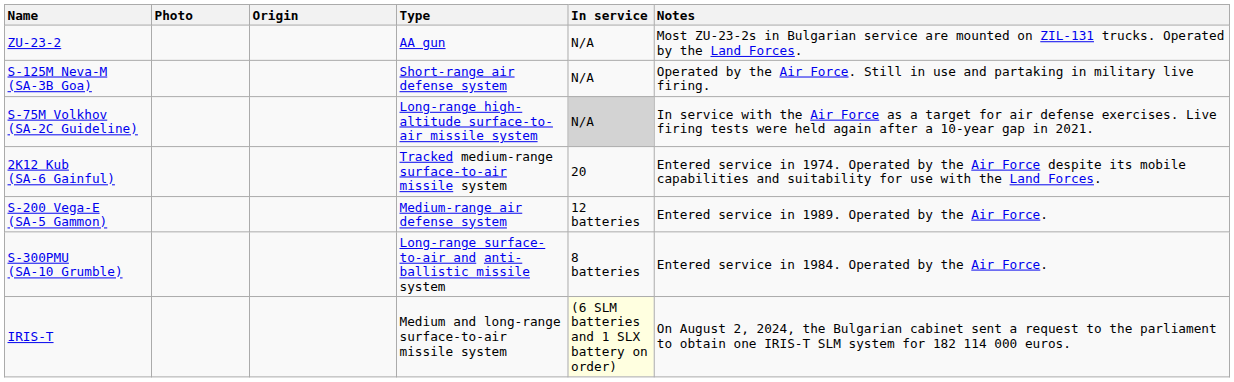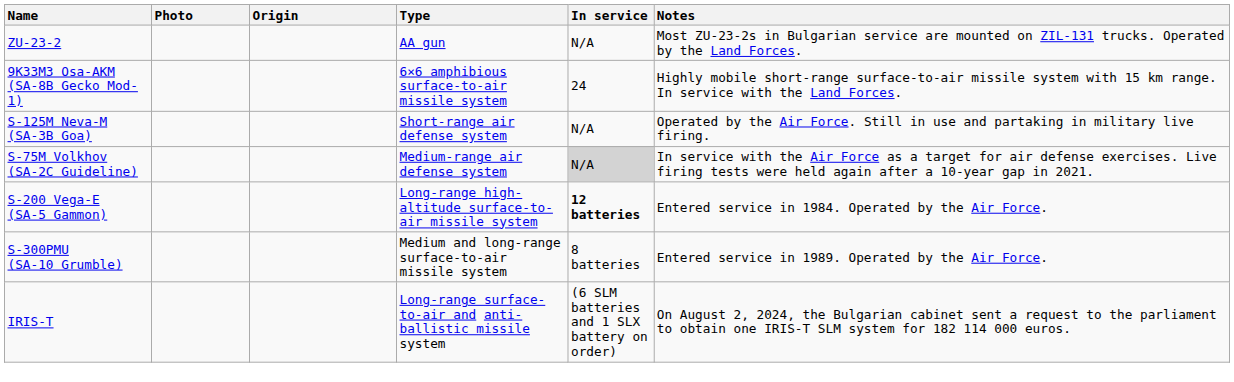+ row: (73, 86)
(476, 121) Long-range high-altitude surface-to-air missile system -> (461, 164) Medium-range air defense system
- row: (61, 171)
(461, 214) Medium-range air defense system -> (476, 207) Long-range high-altitude surface-to-air missile system
(606, 214) normal -> (606, 207) bold
(852, 214) Entered service in 1989. Operated by the Air Force. -> (852, 207) Entered service in 1984. Operated by the Air Force.
(472, 264) Long-range surface-to-air and anti-ballistic missile system -> (480, 257) Medium and long-range surface-to-air missile system
(852, 264) Entered service in 1984. Operated by the Air Force. -> (852, 257) Entered service in 1989. Operated by the Air Force.
(480, 337) Medium and long-range surface-to-air missile system -> (472, 322) Long-range surface-to-air and anti-ballistic missile system
(609, 337) lightyellow background -> (609, 322) no background
